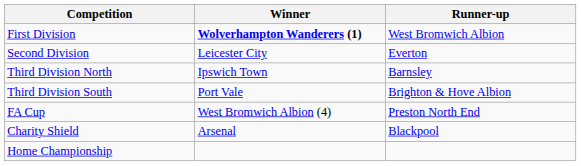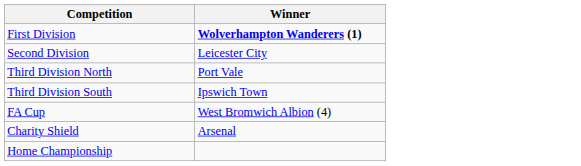- column: (481, 14)
(233, 72) Ipswich Town -> (220, 72) Port Vale
(220, 92) Port Vale -> (233, 92) Ipswich Town
